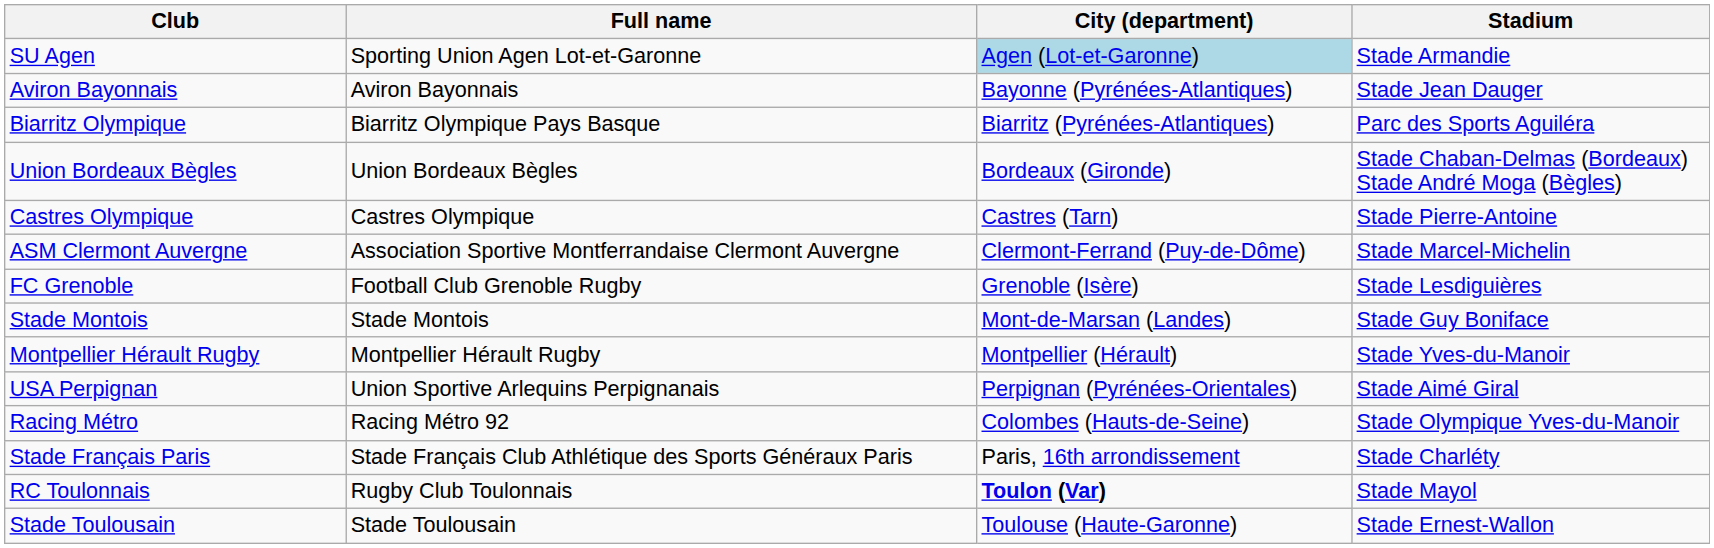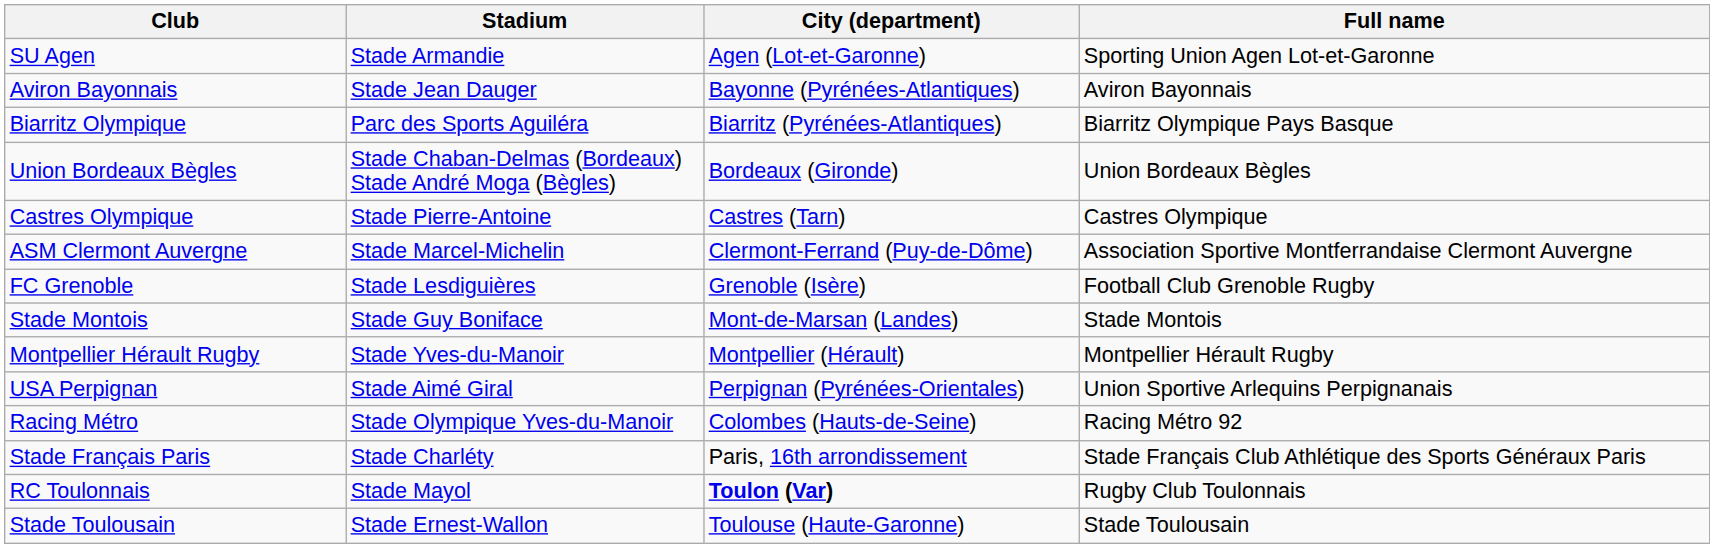columns swapped: (661, 21) <-> (1531, 21)
(1090, 55) lightblue background -> (817, 55) no background
